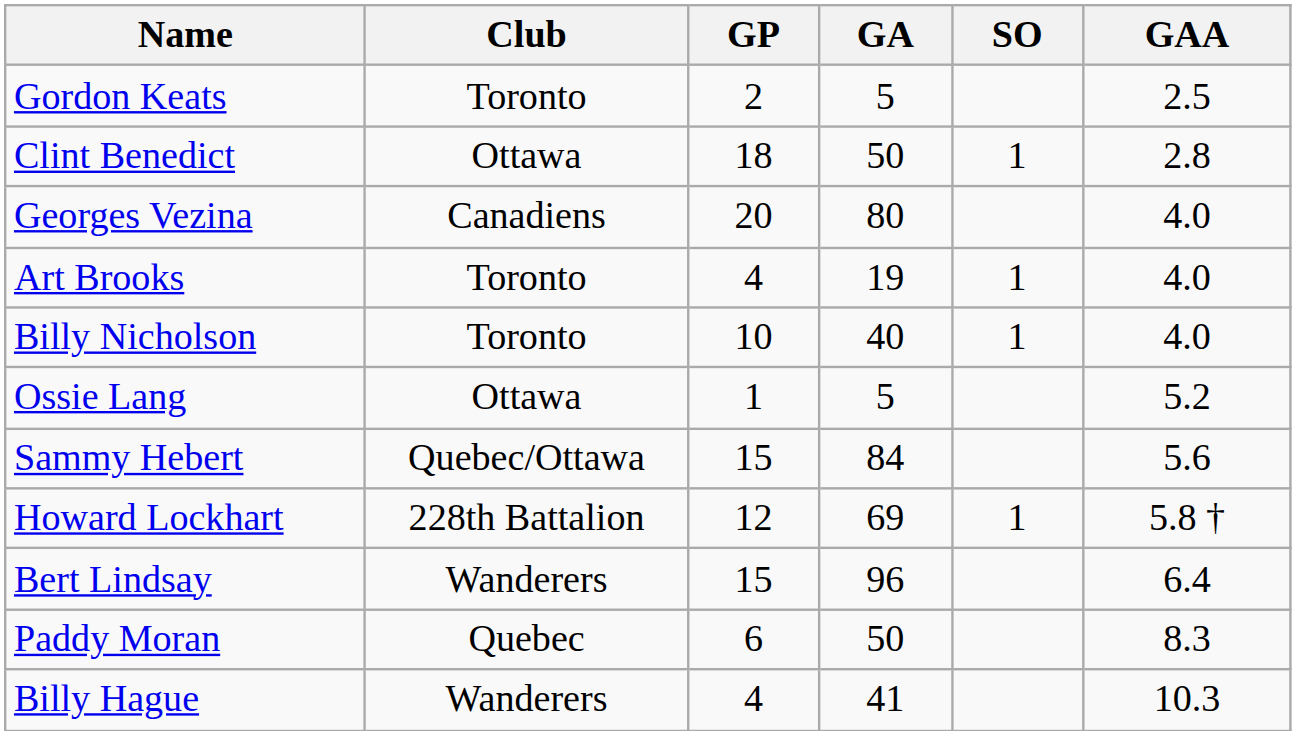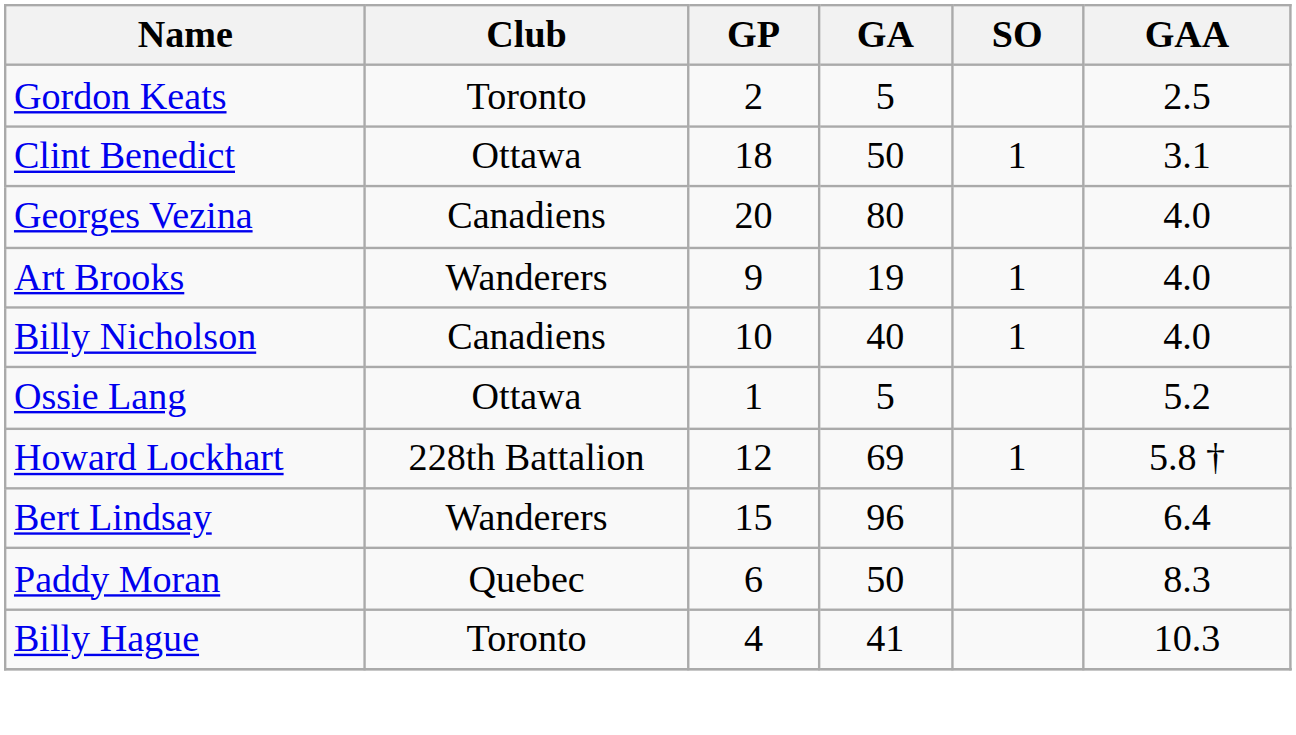(1187, 155) 2.8 -> (1187, 155) 3.1
(527, 276) Toronto -> (527, 276) Wanderers
(754, 276) 4 -> (754, 276) 9
(527, 336) Toronto -> (527, 336) Canadiens
- row: (129, 457)
(527, 699) Wanderers -> (527, 638) Toronto
